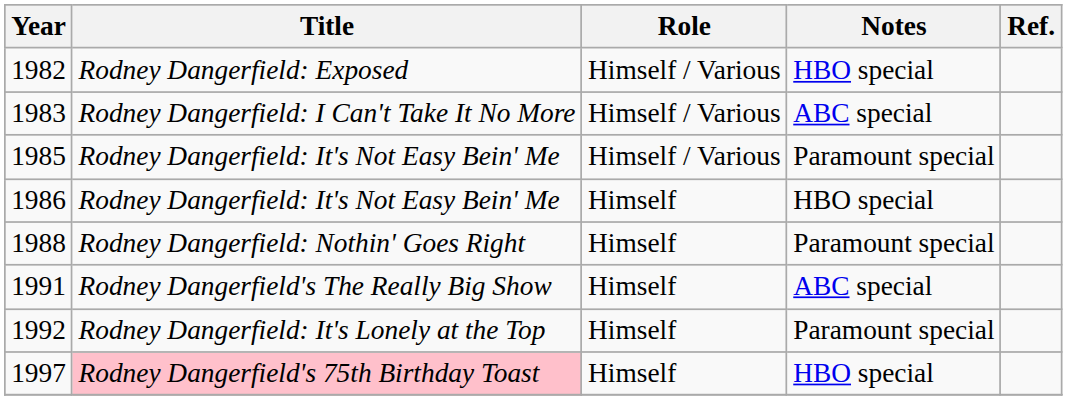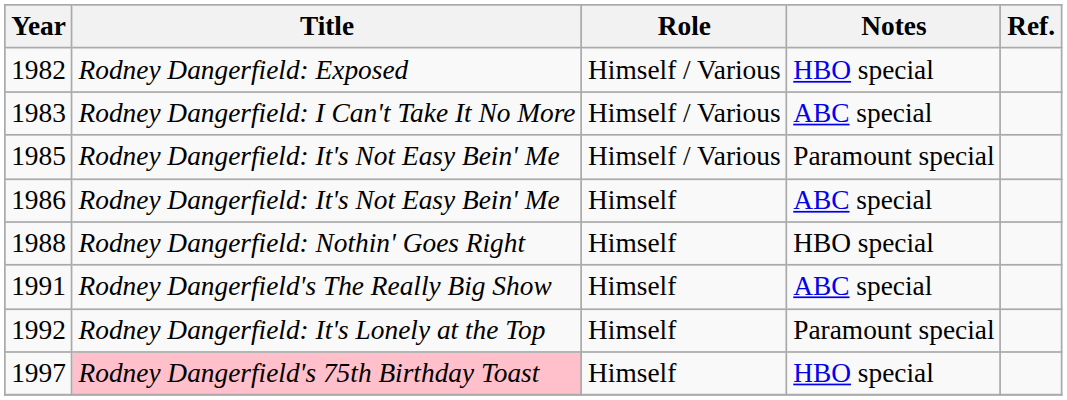(864, 199) HBO special -> (863, 199) ABC special
(894, 243) Paramount special -> (864, 243) HBO special
